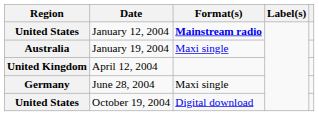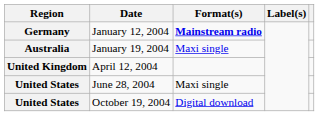(47, 31) United States -> (47, 31) Germany
(47, 84) Germany -> (47, 84) United States
